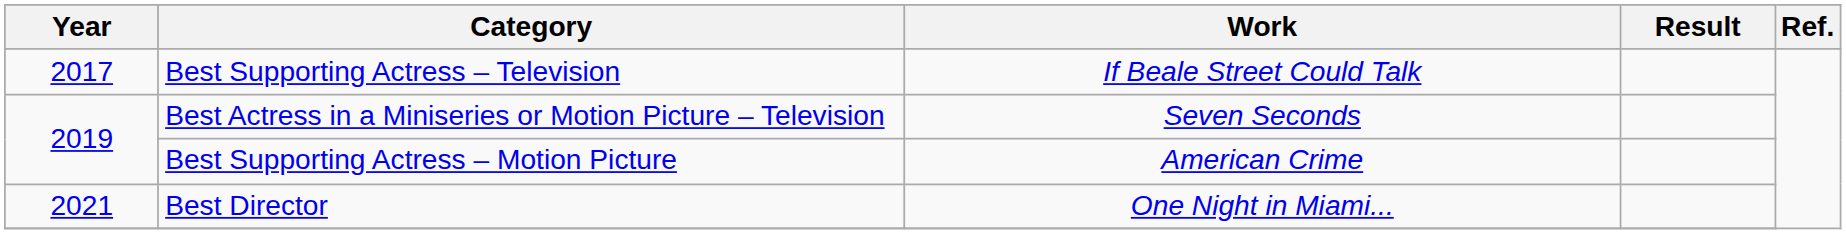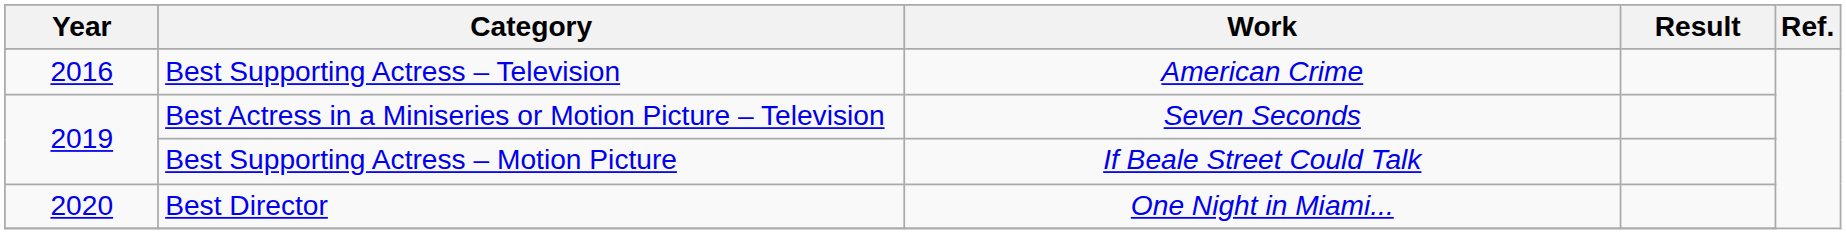(82, 71) 2017 -> (82, 71) 2016
(1262, 71) If Beale Street Could Talk -> (1262, 71) American Crime
(1262, 160) American Crime -> (1262, 160) If Beale Street Could Talk
(82, 205) 2021 -> (82, 205) 2020
